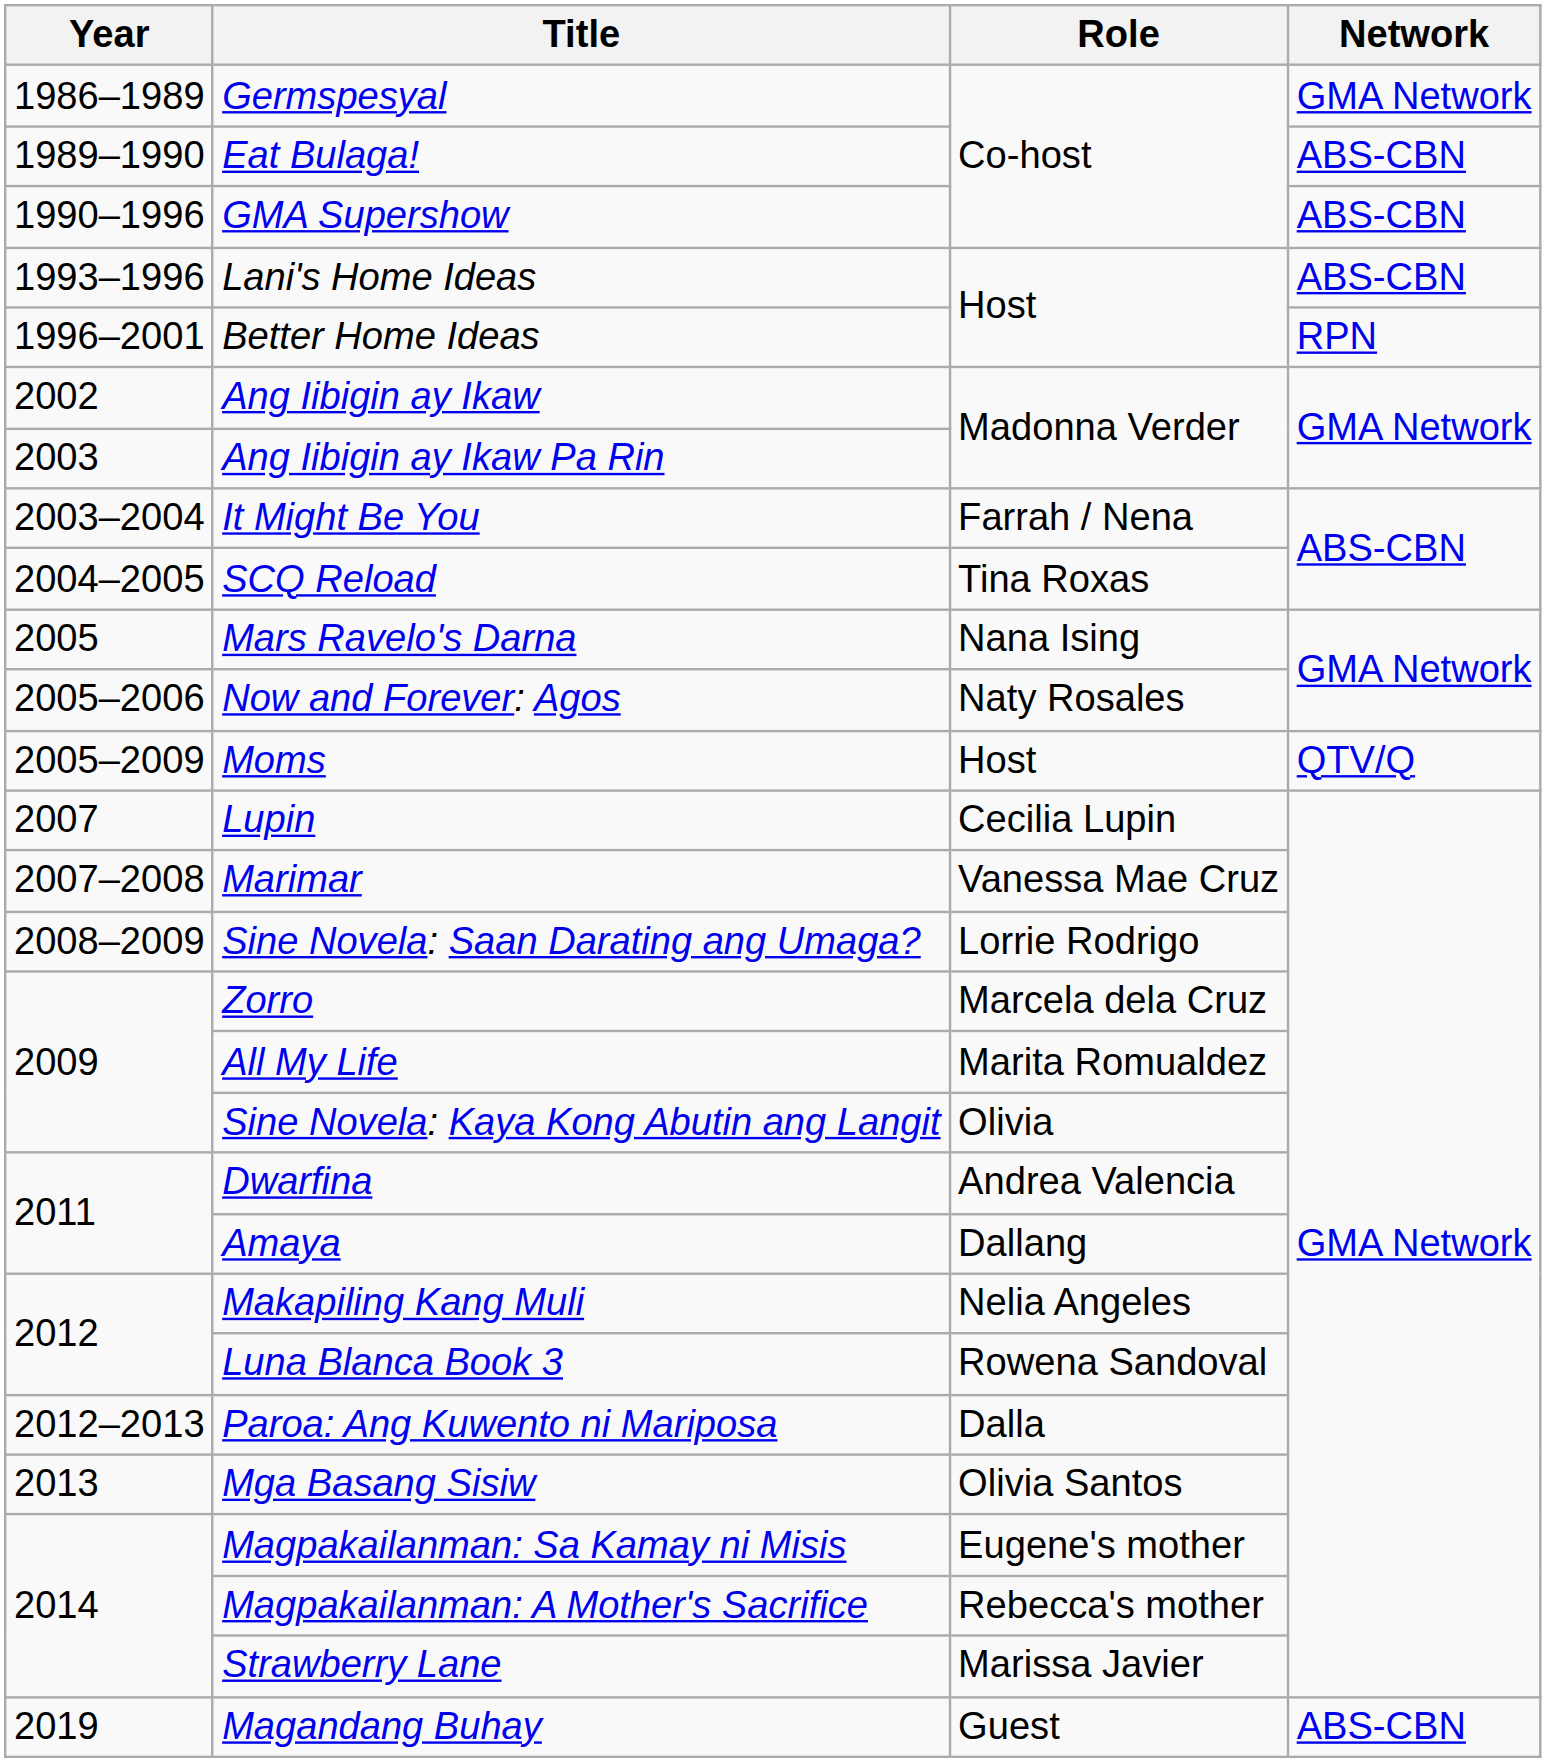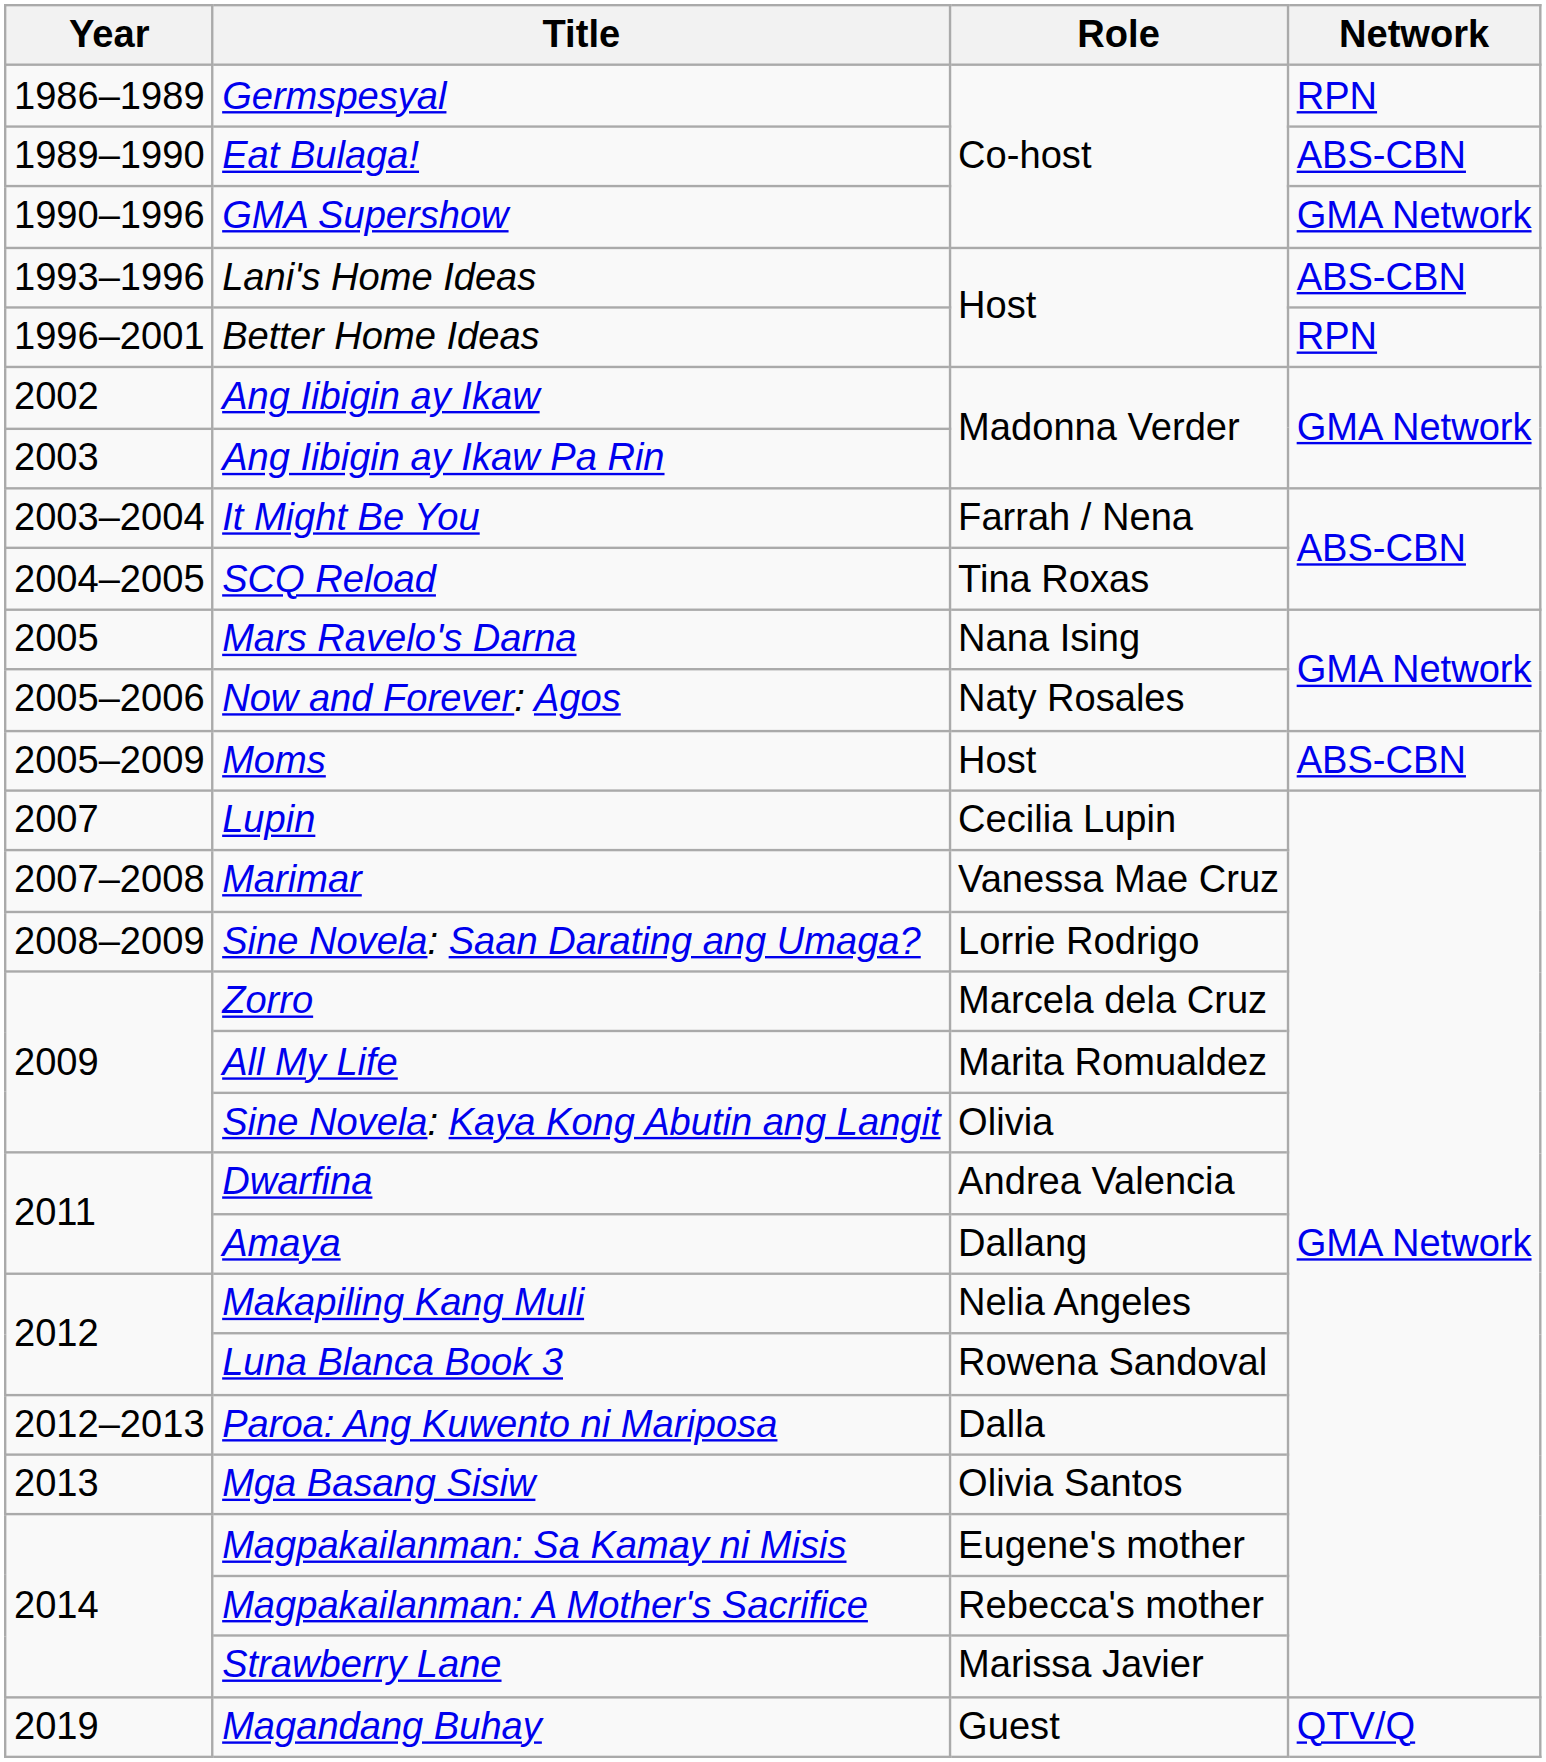(1414, 95) GMA Network -> (1337, 95) RPN
(1381, 215) ABS-CBN -> (1414, 215) GMA Network
(1356, 759) QTV/Q -> (1381, 759) ABS-CBN
(1381, 1725) ABS-CBN -> (1356, 1725) QTV/Q
